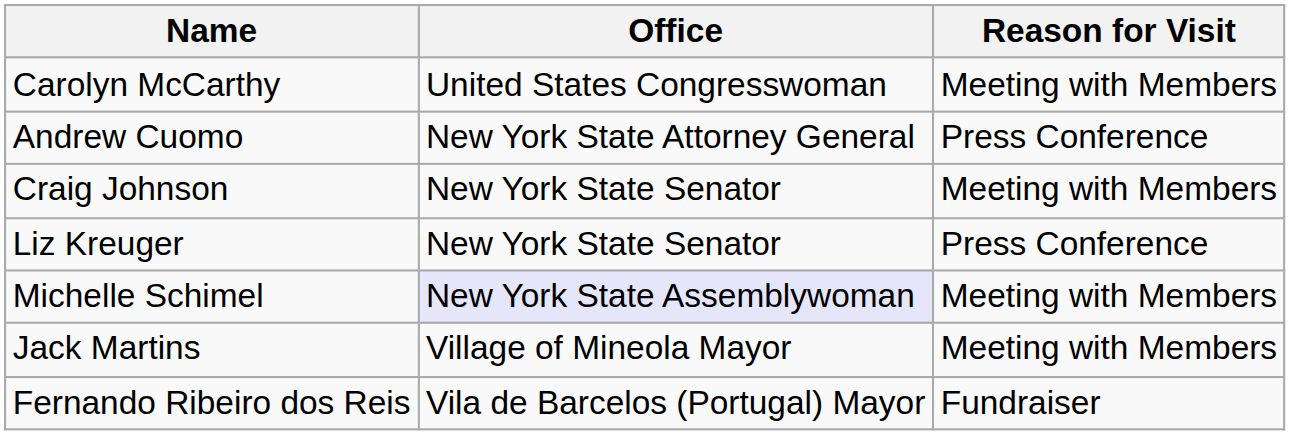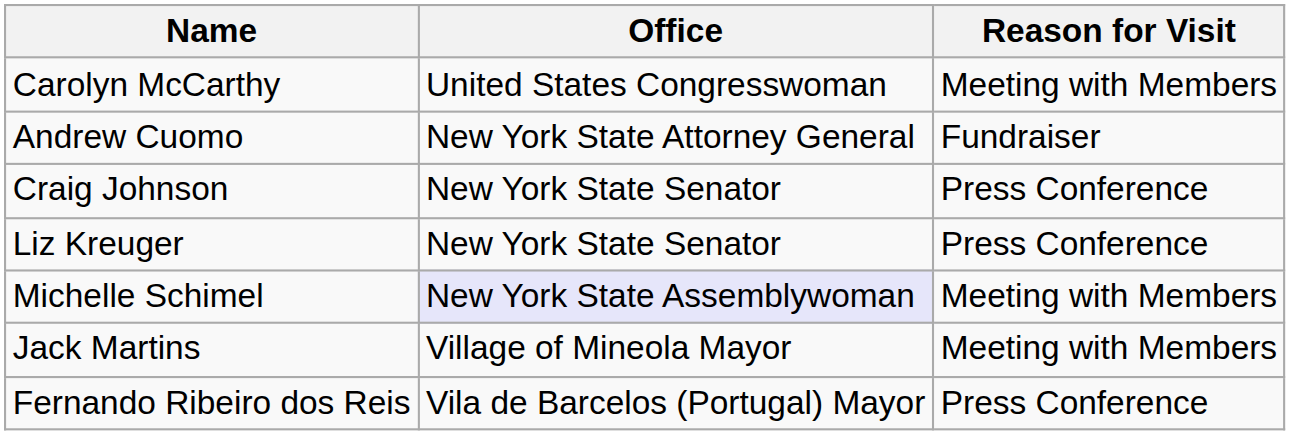(1075, 137) Press Conference -> (1021, 137) Fundraiser
(1109, 190) Meeting with Members -> (1075, 190) Press Conference
(1021, 402) Fundraiser -> (1075, 402) Press Conference
